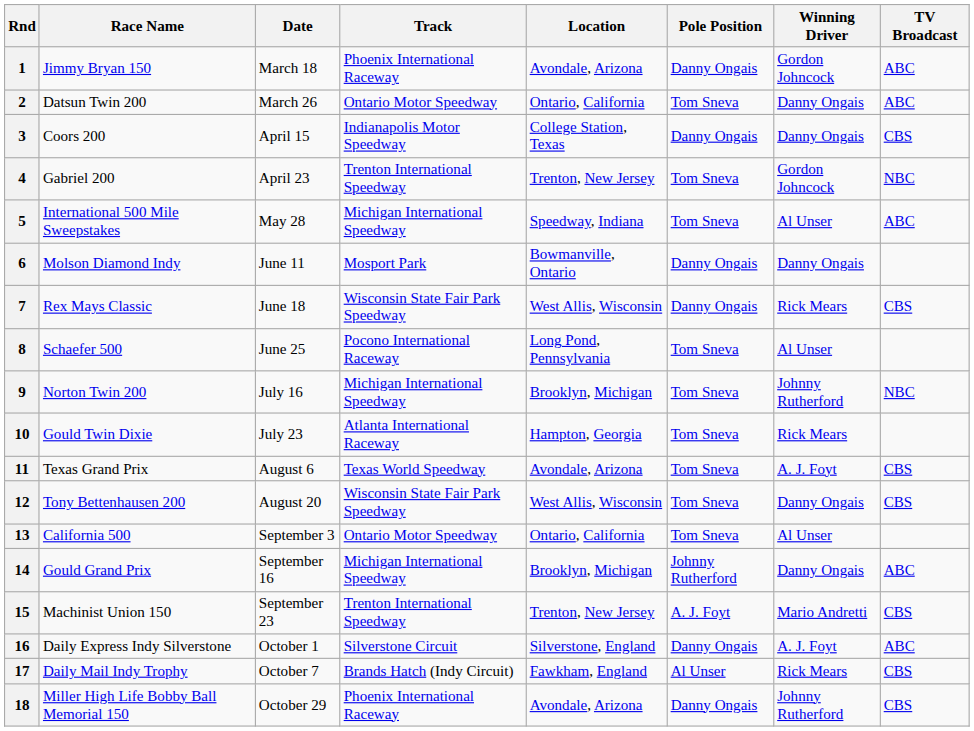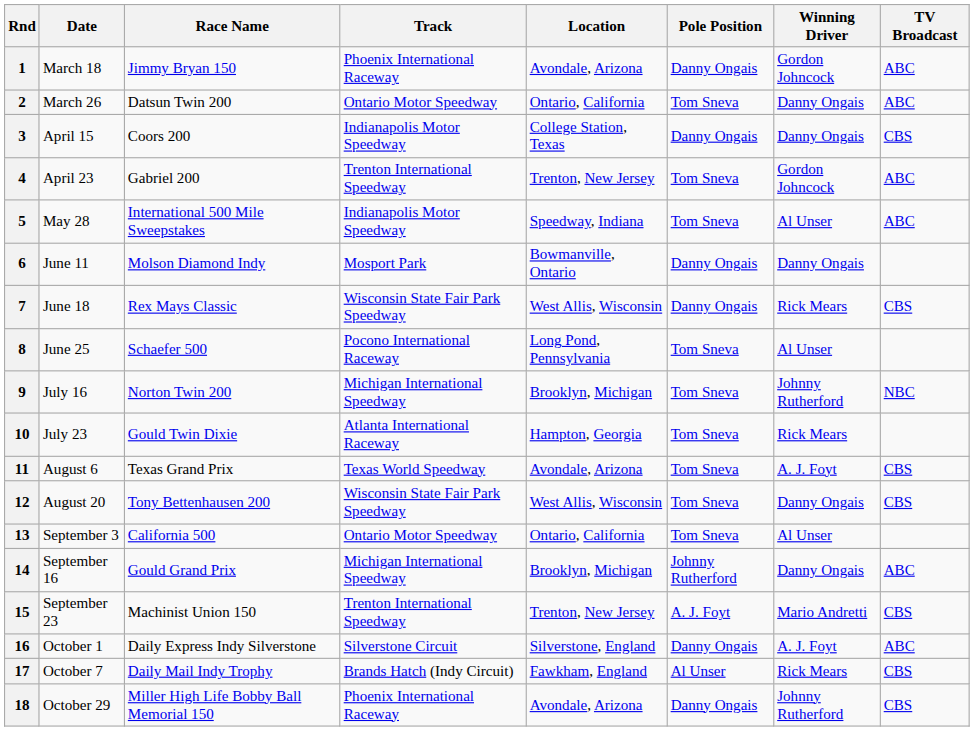columns swapped: (298, 25) <-> (147, 25)
(899, 178) NBC -> (899, 178) ABC
(413, 220) Michigan International Speedway -> (402, 220) Indianapolis Motor Speedway
